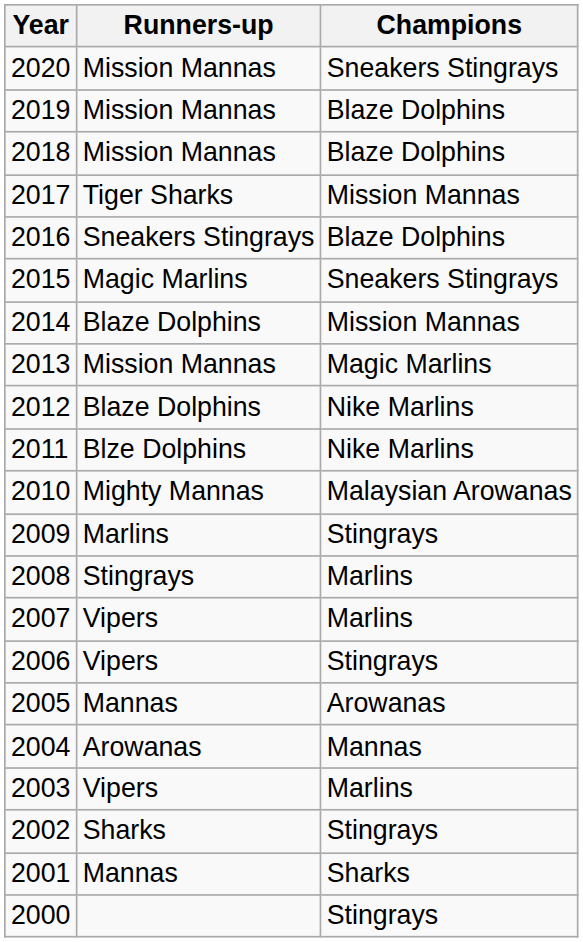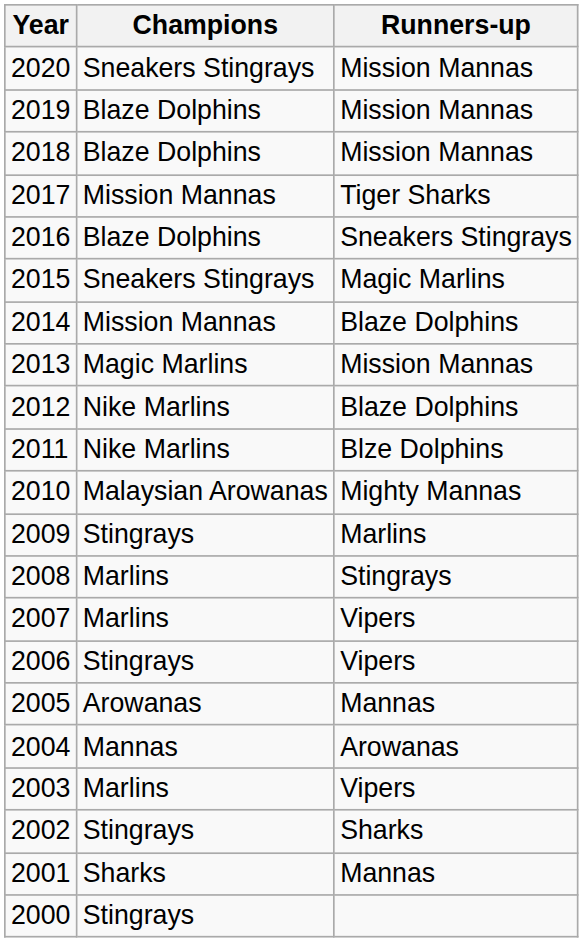columns swapped: (449, 25) <-> (199, 25)
